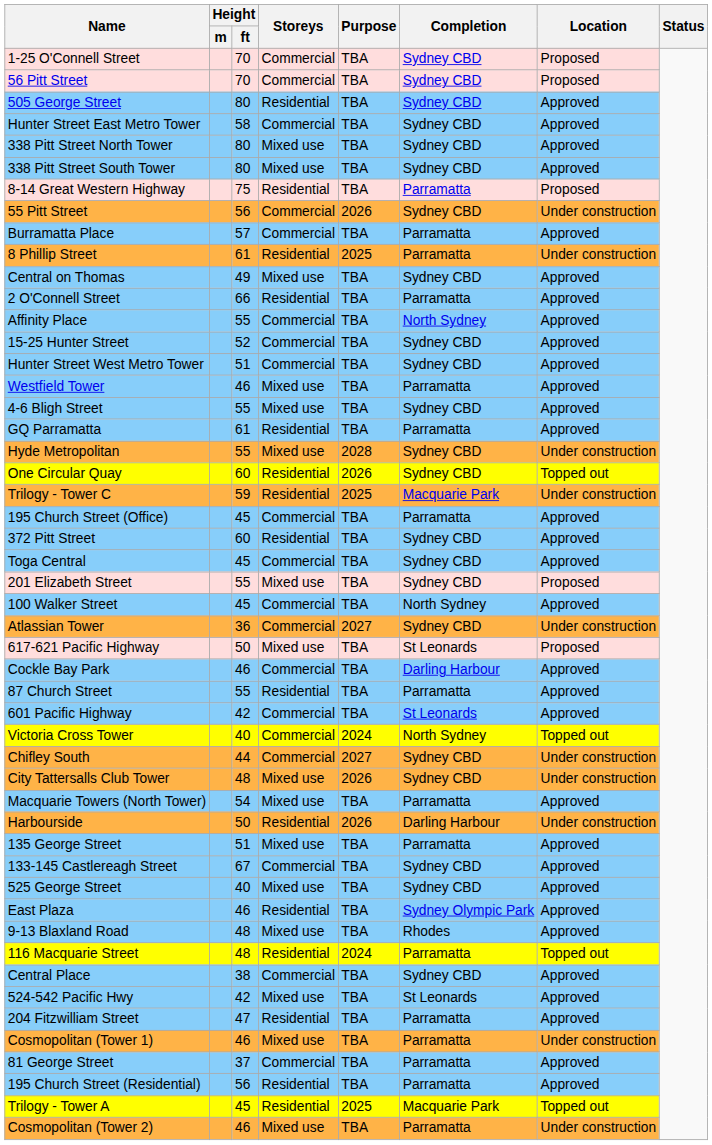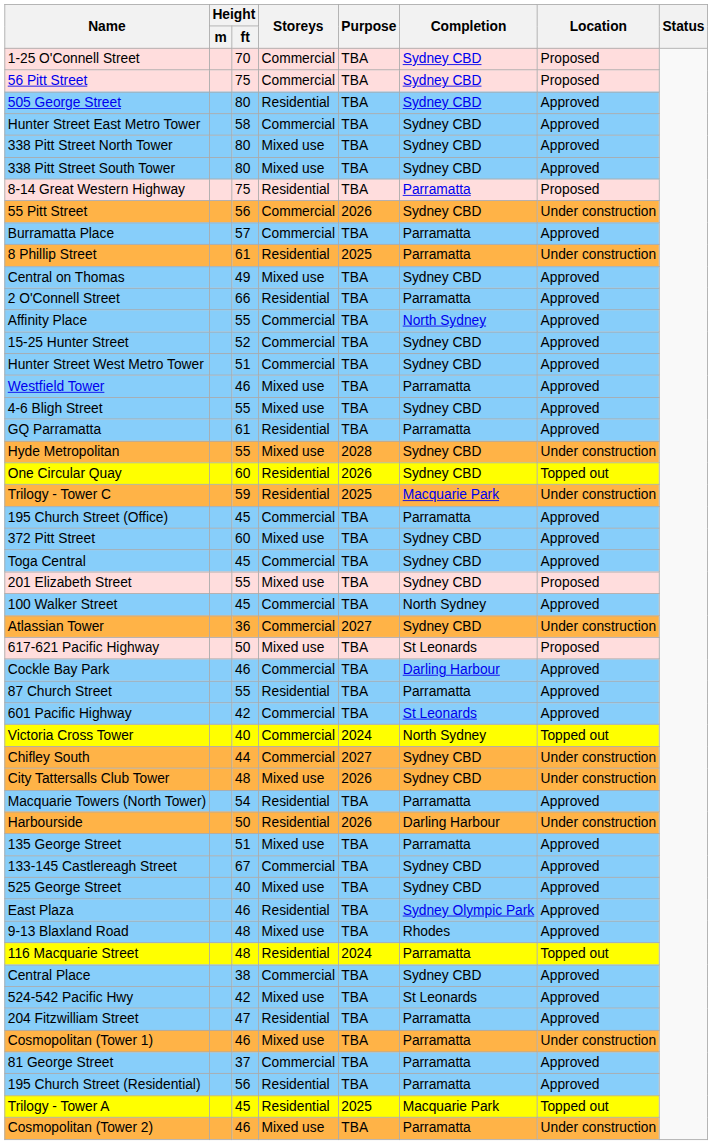(243, 80) 70 -> (243, 80) 75
(296, 539) Residential -> (293, 539) Mixed use
(293, 801) Mixed use -> (296, 801) Residential
